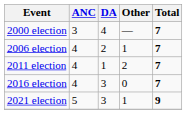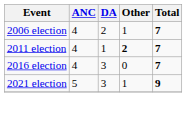- row: (37, 30)
(125, 65) normal -> (125, 48) bold
